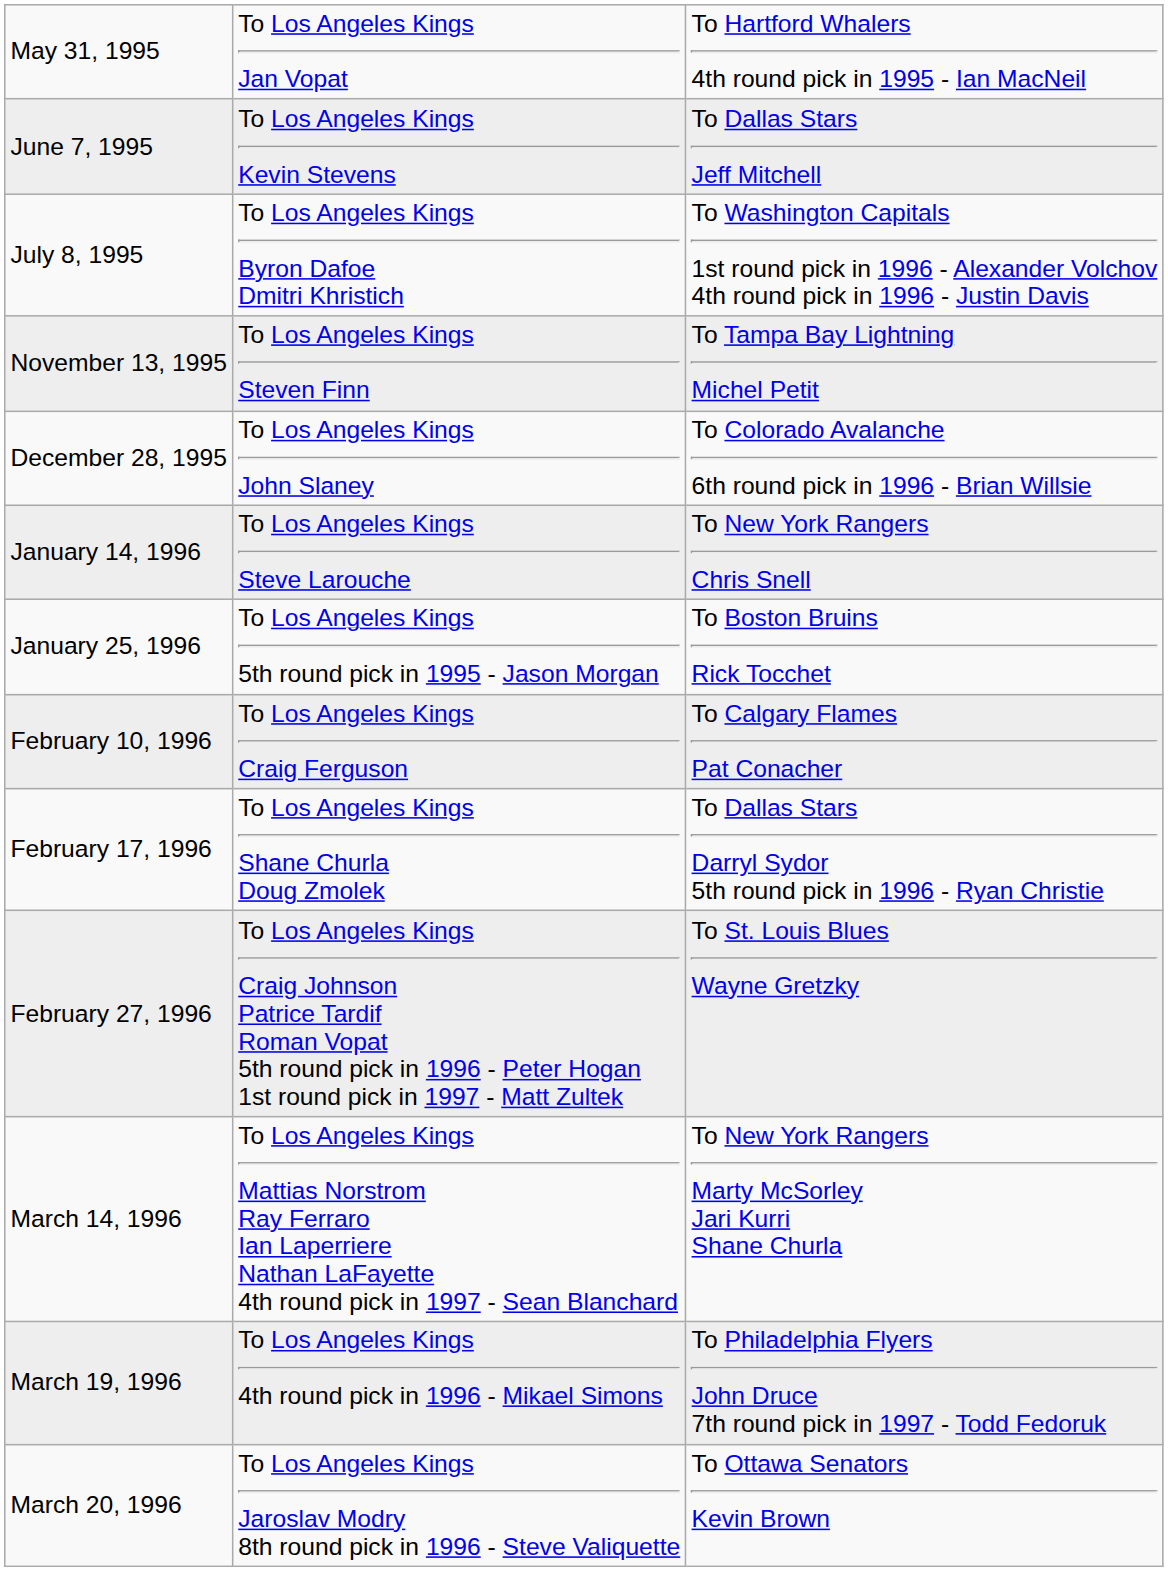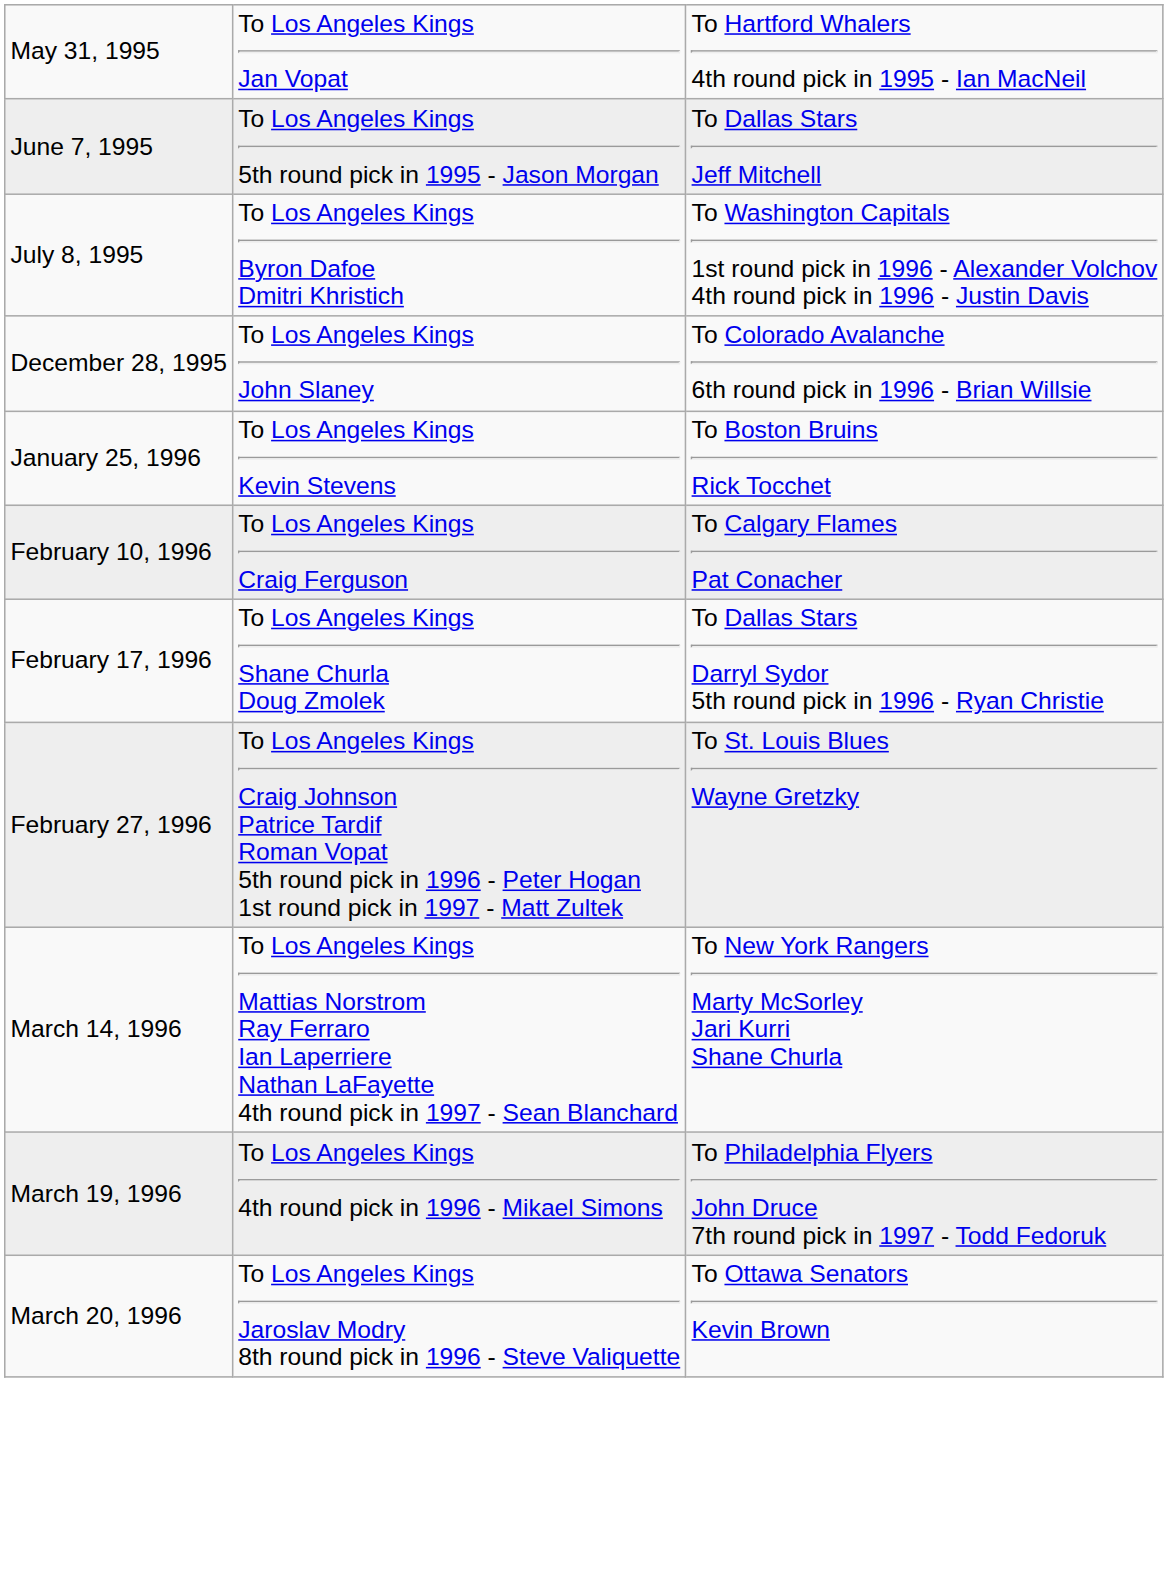(459, 146) To Los Angeles Kings Kevin Stevens -> (459, 146) To Los Angeles Kings 5th round pick in 1995 - Jason Morgan
- row: (119, 363)
- row: (106, 552)
(459, 646) To Los Angeles Kings 5th round pick in 1995 - Jason Morgan -> (459, 457) To Los Angeles Kings Kevin Stevens
